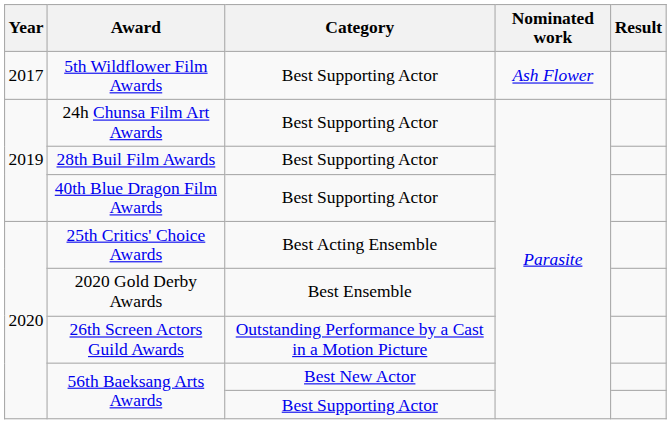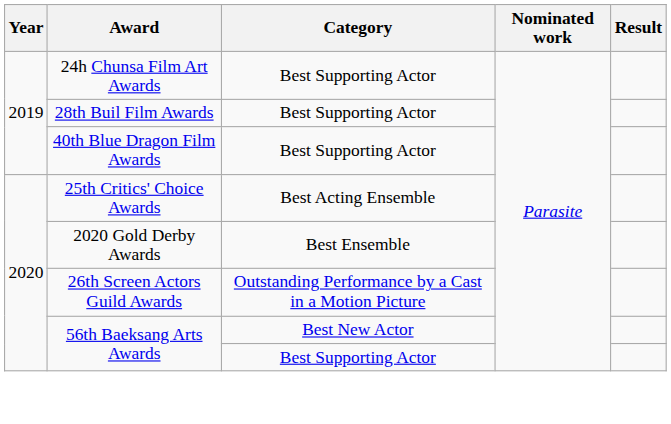- row: (136, 75)
